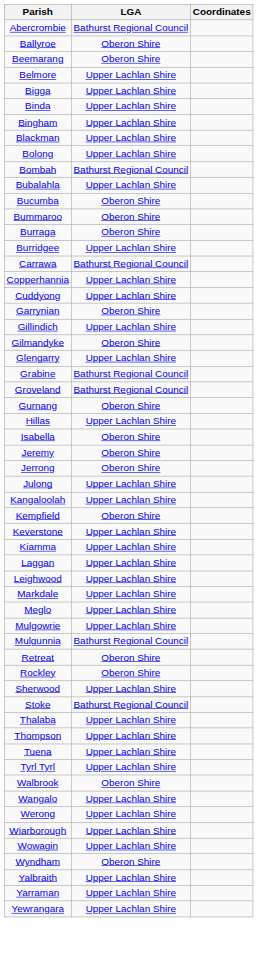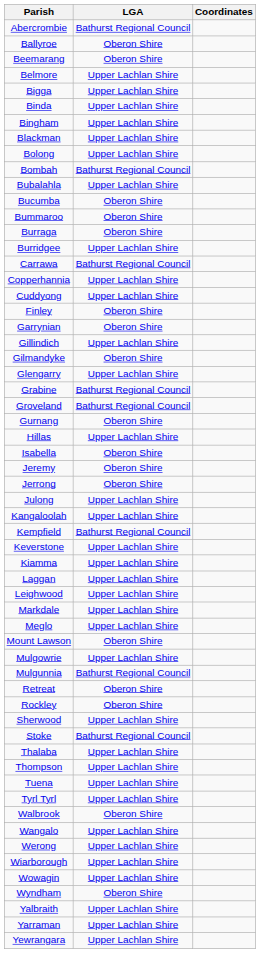+ row: (39, 311)
(131, 515) Oberon Shire -> (133, 531) Bathurst Regional Council
+ row: (39, 641)
